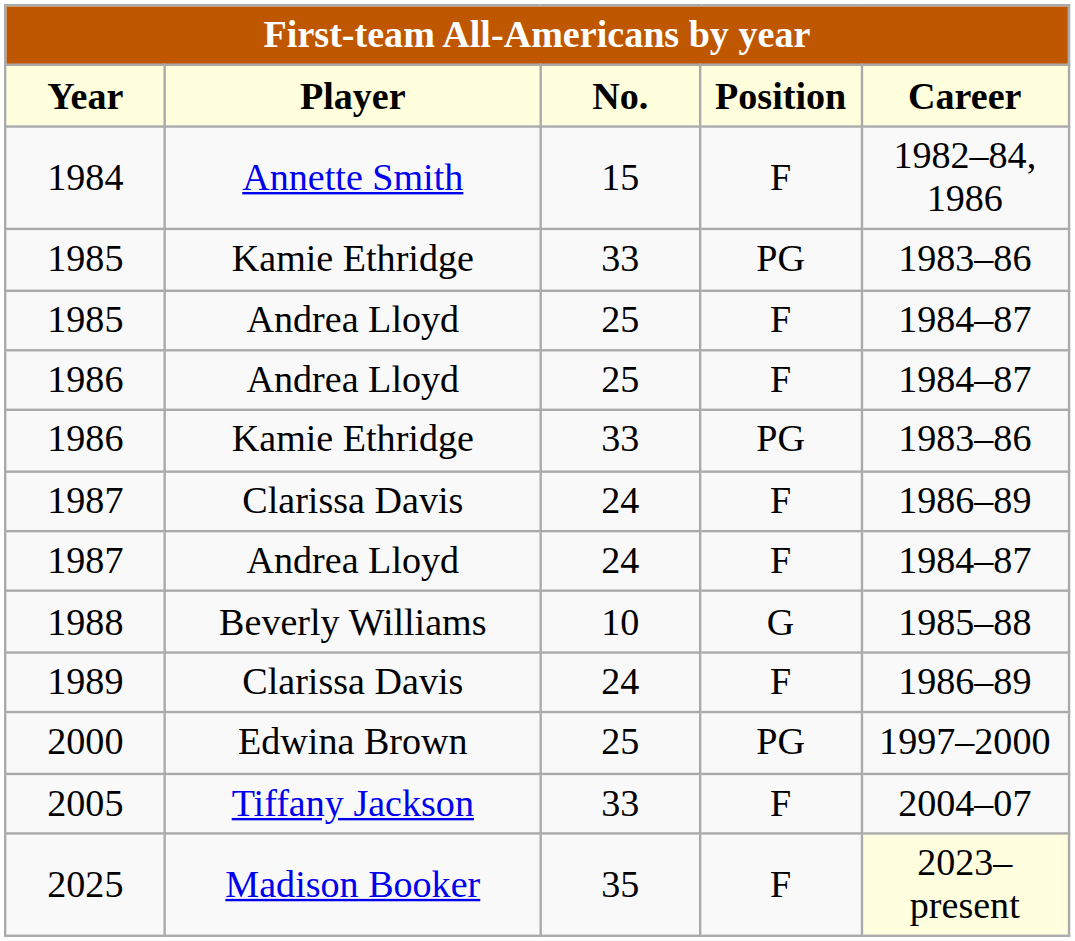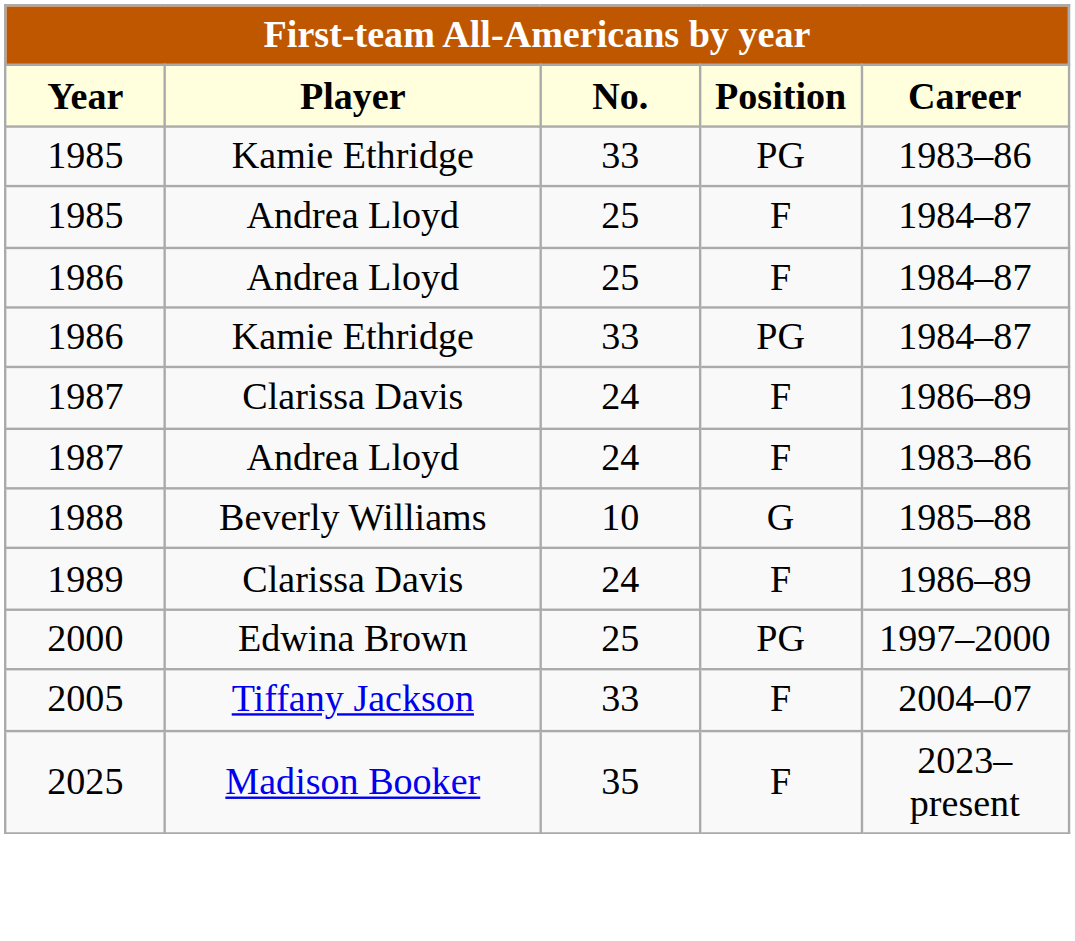- row: (85, 176)
(965, 439) 1983–86 -> (965, 336) 1984–87
(965, 560) 1984–87 -> (965, 457) 1983–86
(965, 884) lightyellow background -> (965, 780) no background
